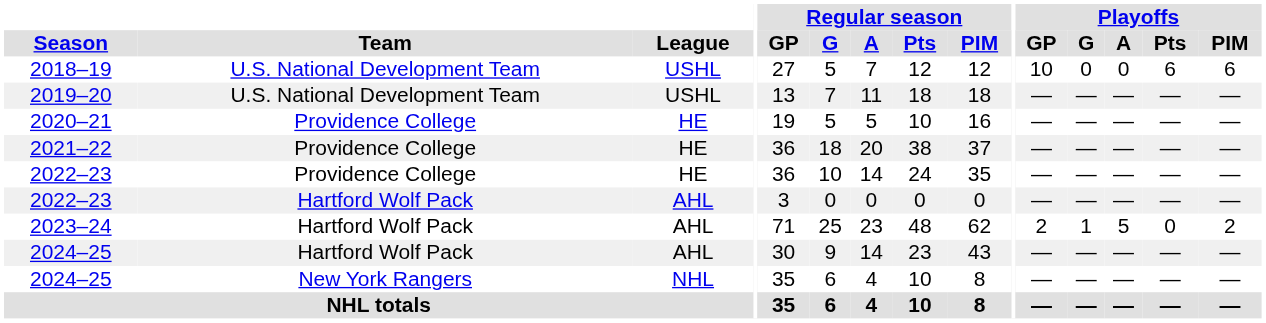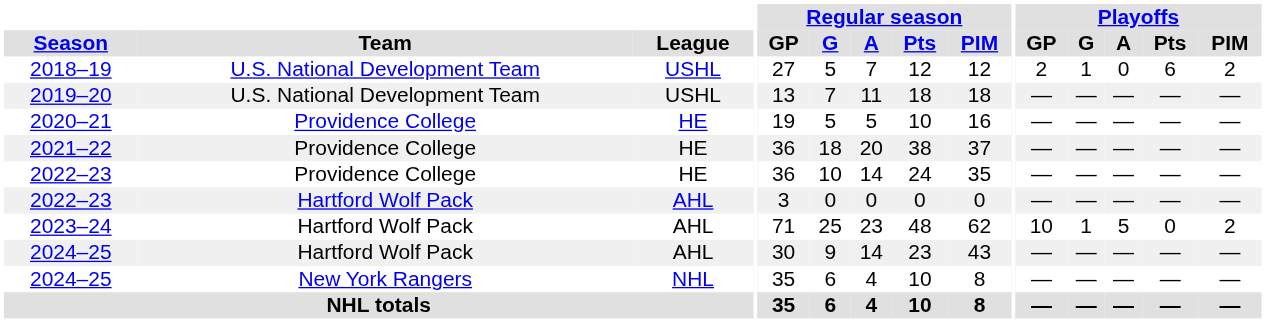(1041, 69) 10 -> (1041, 69) 2
(1086, 69) 0 -> (1086, 69) 1
(1230, 69) 6 -> (1230, 69) 2
(1041, 226) 2 -> (1041, 226) 10
